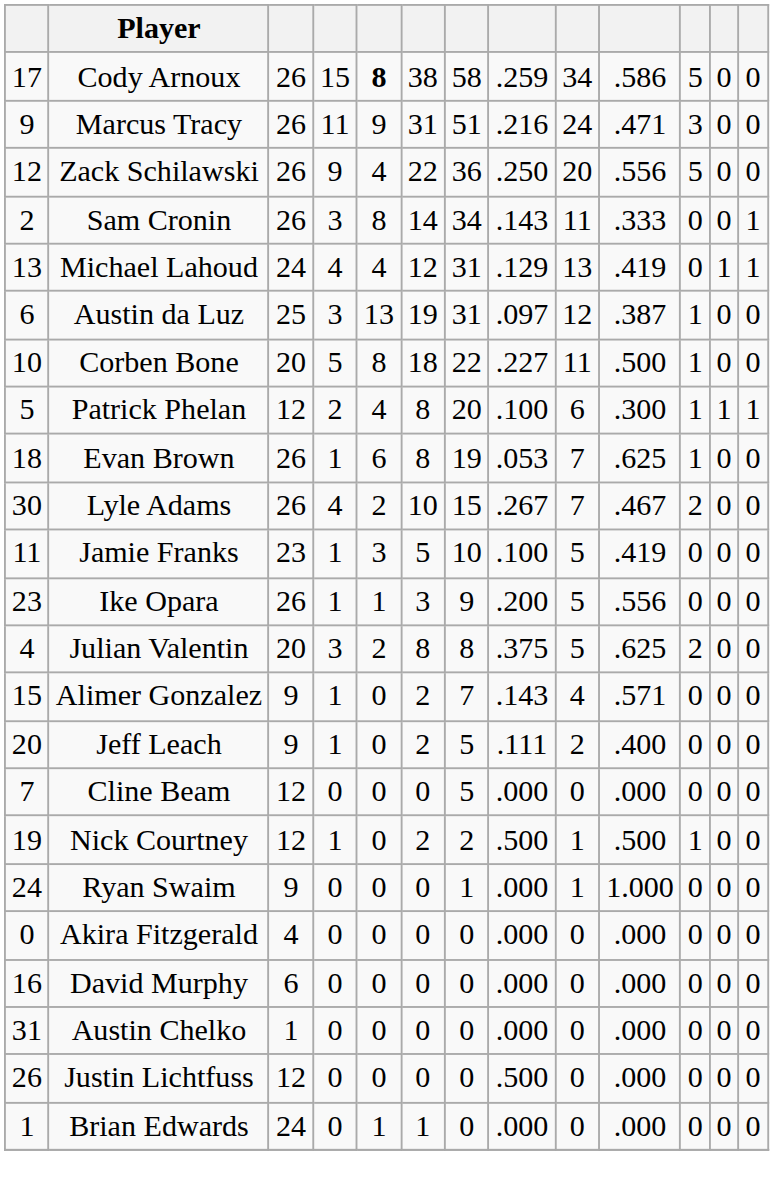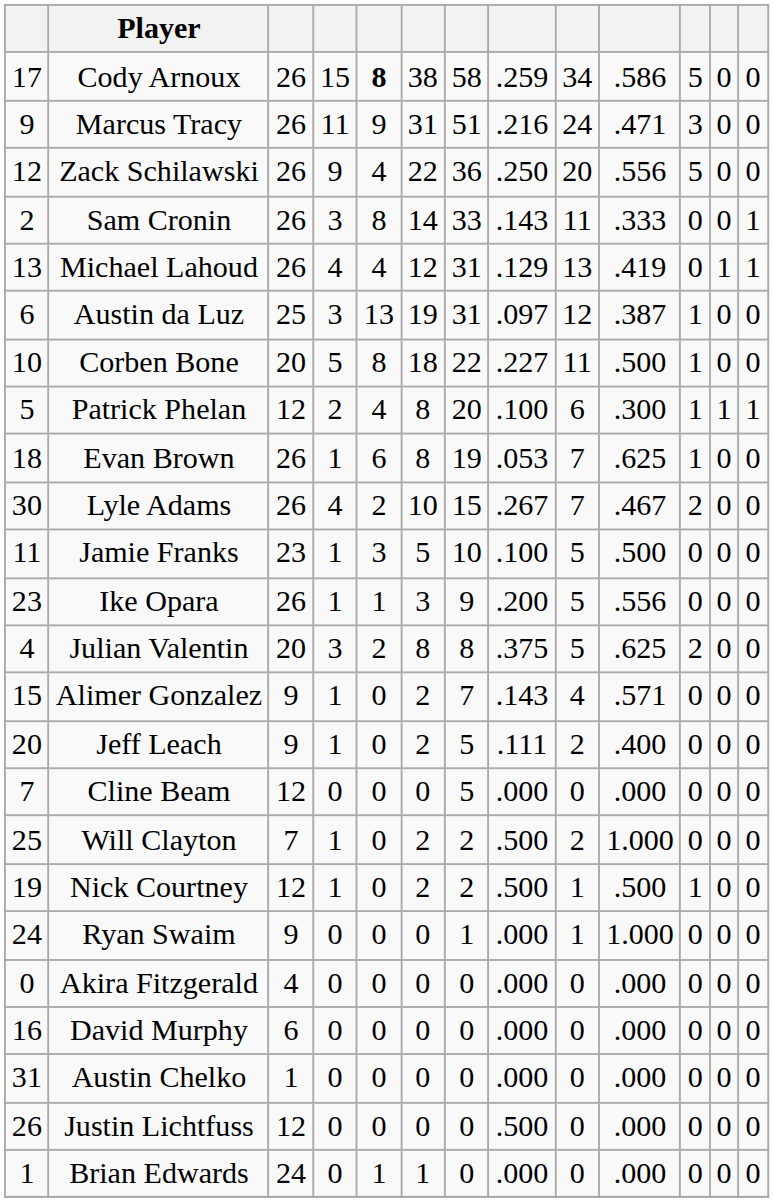(467, 219) 34 -> (467, 219) 33
(291, 266) 24 -> (291, 266) 26
(640, 553) .419 -> (640, 553) .500
+ row: (159, 839)
